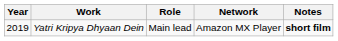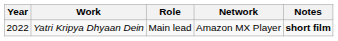(18, 28) 2019 -> (18, 28) 2022
